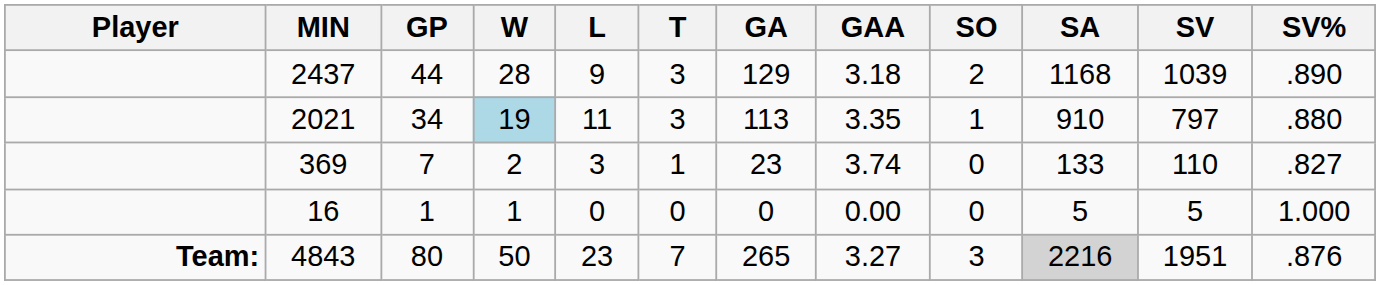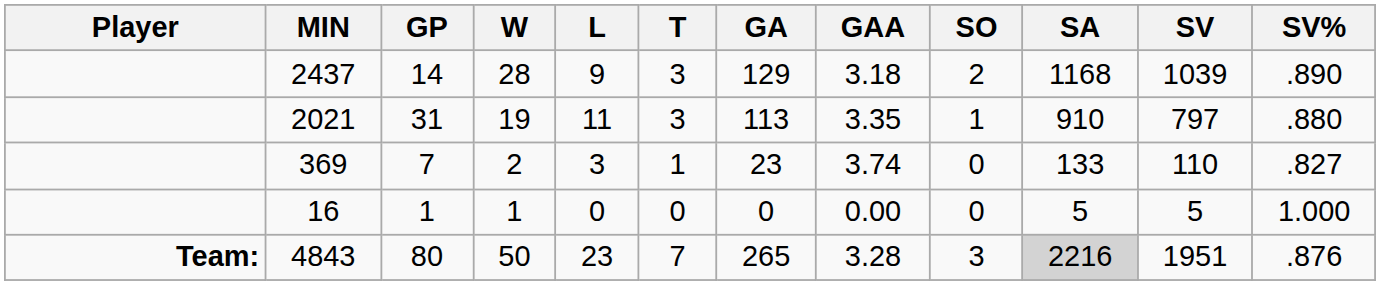(427, 73) 44 -> (427, 73) 14
(427, 119) 34 -> (427, 119) 31
(514, 119) lightblue background -> (514, 119) no background
(873, 257) 3.27 -> (873, 257) 3.28
